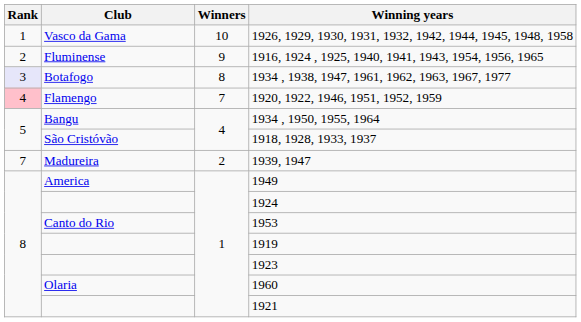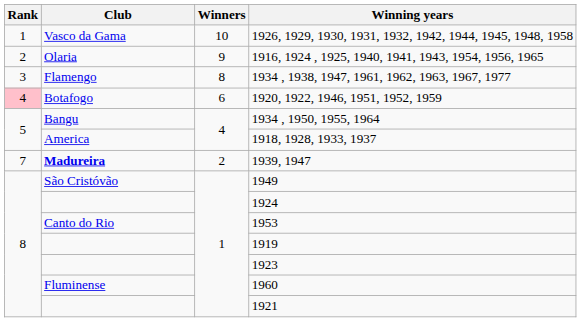(75, 56) Fluminense -> (61, 56) Olaria
(23, 77) lavender background -> (23, 77) no background
(69, 77) Botafogo -> (70, 77) Flamengo
(70, 98) Flamengo -> (69, 98) Botafogo
(222, 98) 7 -> (222, 98) 6
(81, 139) São Cristóvão -> (67, 139) America
(71, 160) normal -> (75, 160) bold
(67, 181) America -> (81, 181) São Cristóvão
(61, 285) Olaria -> (75, 285) Fluminense
